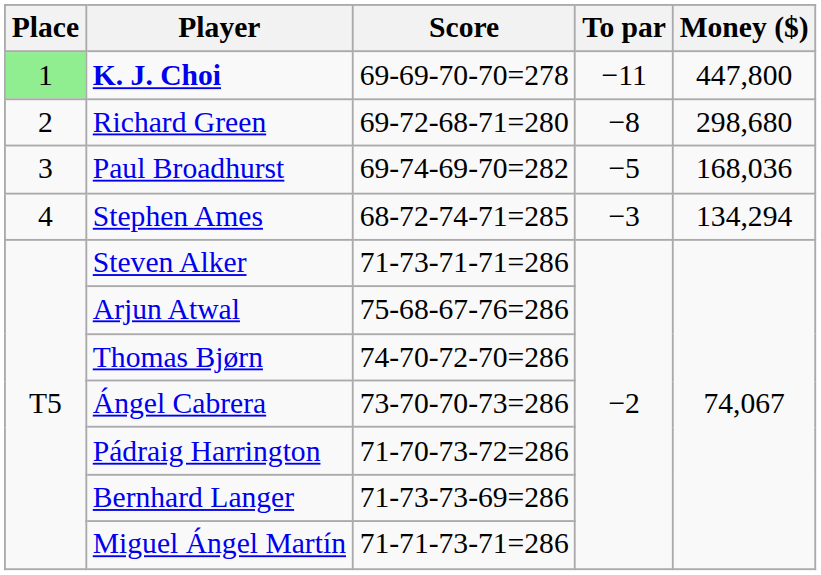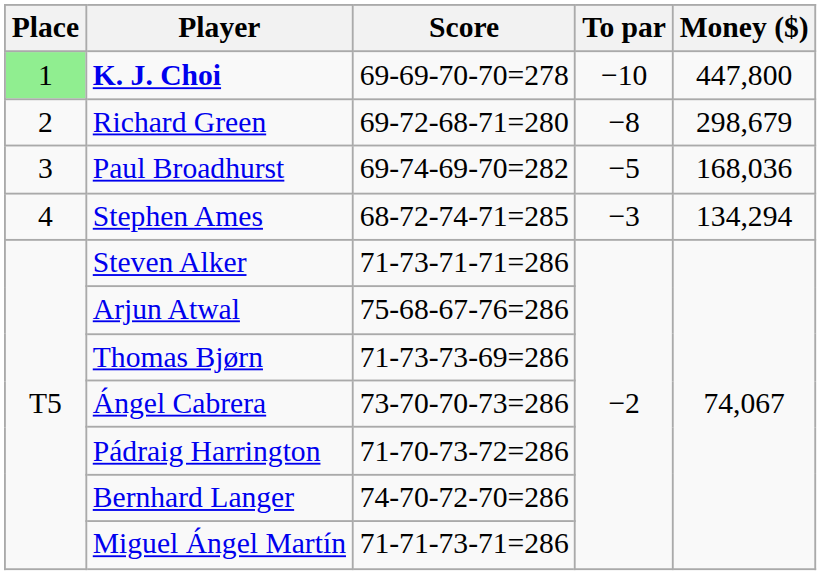(624, 74) −11 -> (624, 74) −10
(744, 121) 298,680 -> (744, 121) 298,679
(464, 356) 74-70-72-70=286 -> (464, 356) 71-73-73-69=286
(464, 497) 71-73-73-69=286 -> (464, 497) 74-70-72-70=286
